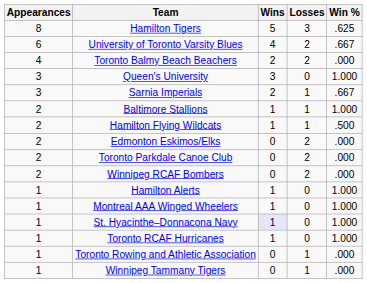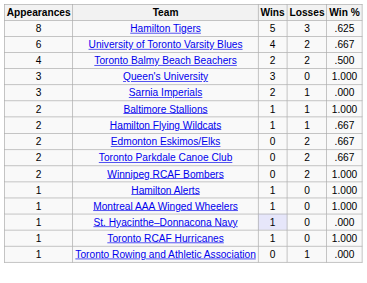(344, 61) .000 -> (344, 61) .500
(344, 93) .667 -> (344, 93) .000
(344, 125) .500 -> (344, 125) .667
(344, 142) .000 -> (344, 142) .667
(344, 158) .000 -> (344, 158) .667
(344, 174) .000 -> (345, 174) 1.000
(345, 222) 1.000 -> (344, 222) .000
- row: (166, 271)
